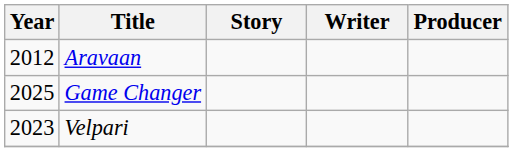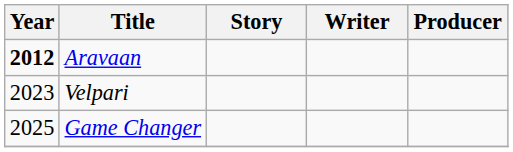(32, 57) normal -> (32, 57) bold
rows swapped: (133, 92) <-> (97, 127)
